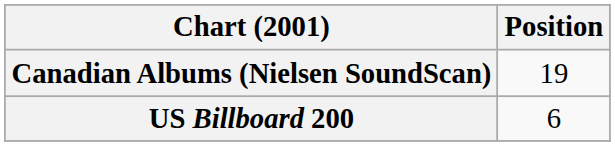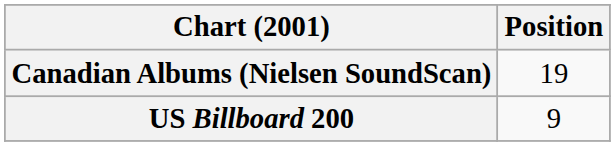(554, 118) 6 -> (554, 118) 9
